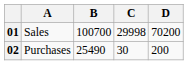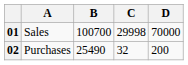(166, 32) 70200 -> (166, 32) 70000
(122, 50) 30 -> (122, 50) 32
